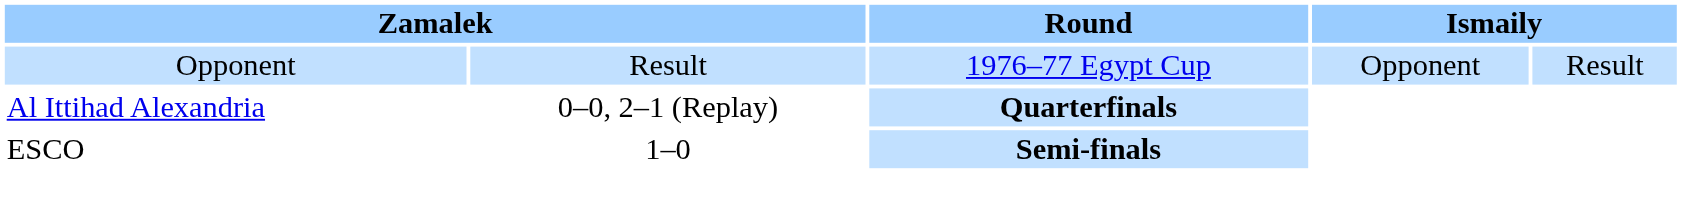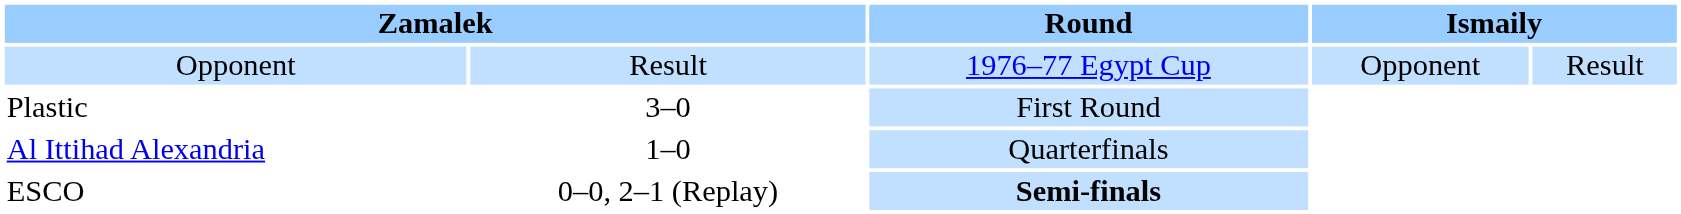+ row: (47, 106)
(668, 106) 0–0, 2–1 (Replay) -> (668, 148) 1–0
(1088, 106) bold -> (1088, 148) normal
(668, 148) 1–0 -> (668, 190) 0–0, 2–1 (Replay)
